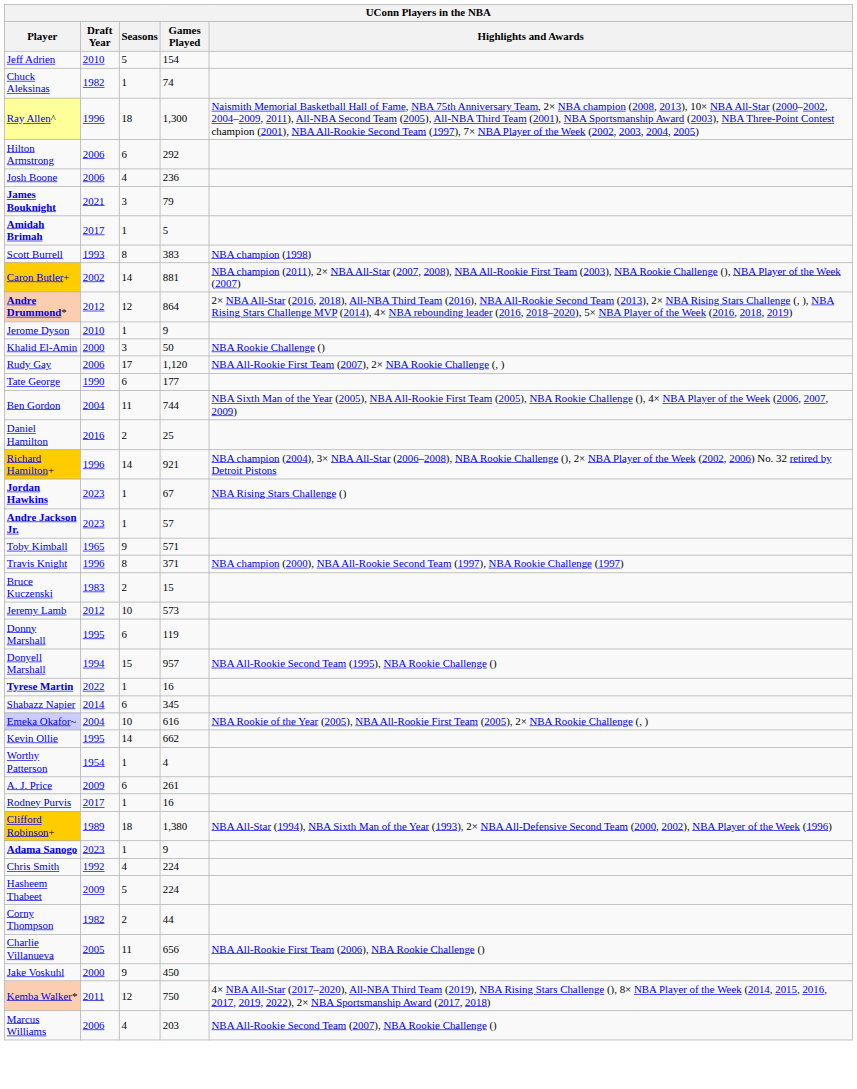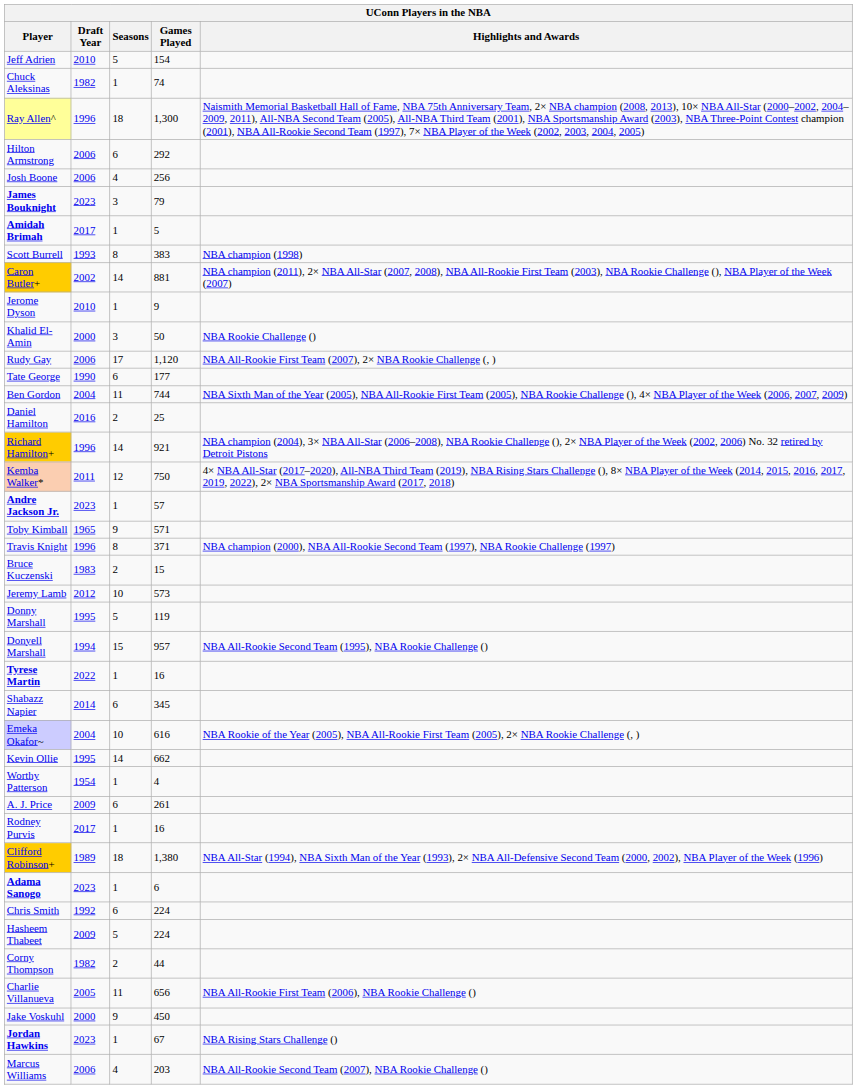(171, 177) 236 -> (162, 177) 256
(94, 201) 2021 -> (84, 201) 2023
- row: (37, 306)
rows swapped: (27, 493) <-> (42, 995)
(124, 634) 6 -> (115, 616) 5
(165, 849) 9 -> (156, 887) 6
(124, 866) 4 -> (115, 910) 6
